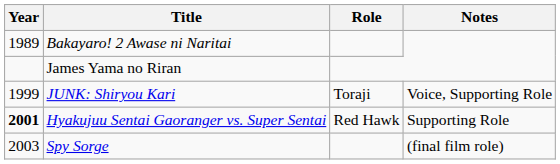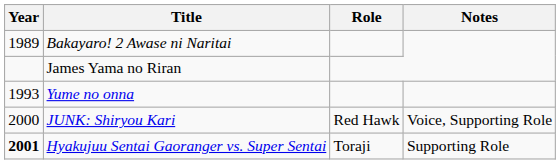+ row: (90, 94)
(24, 94) 1999 -> (24, 120) 2000
(352, 94) Toraji -> (367, 120) Red Hawk
(367, 120) Red Hawk -> (352, 145) Toraji
- row: (78, 145)
